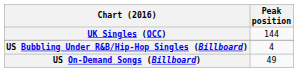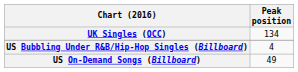(272, 34) 144 -> (272, 34) 134
